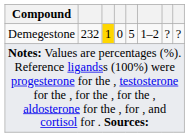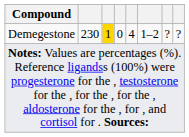(90, 33) 232 -> (90, 33) 230
(132, 33) 5 -> (132, 33) 4
